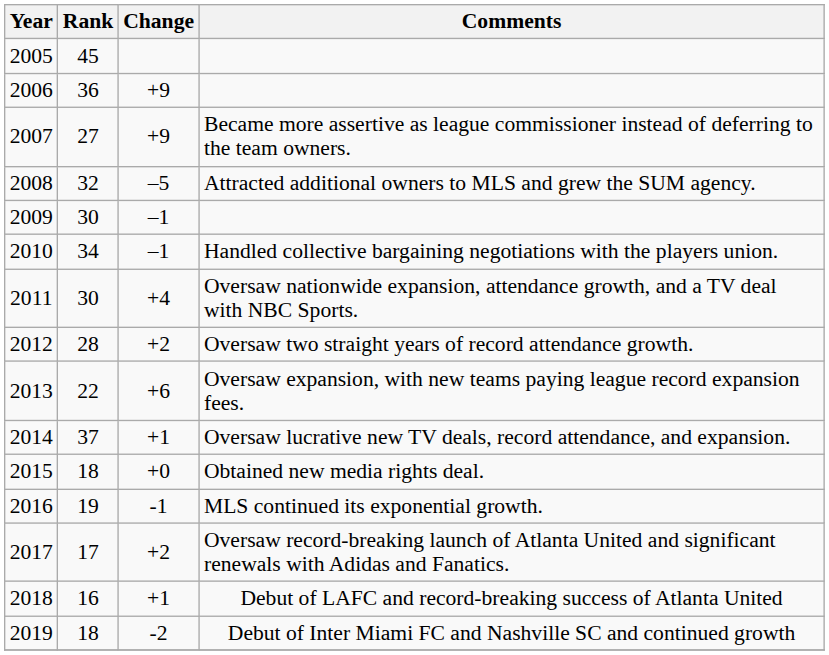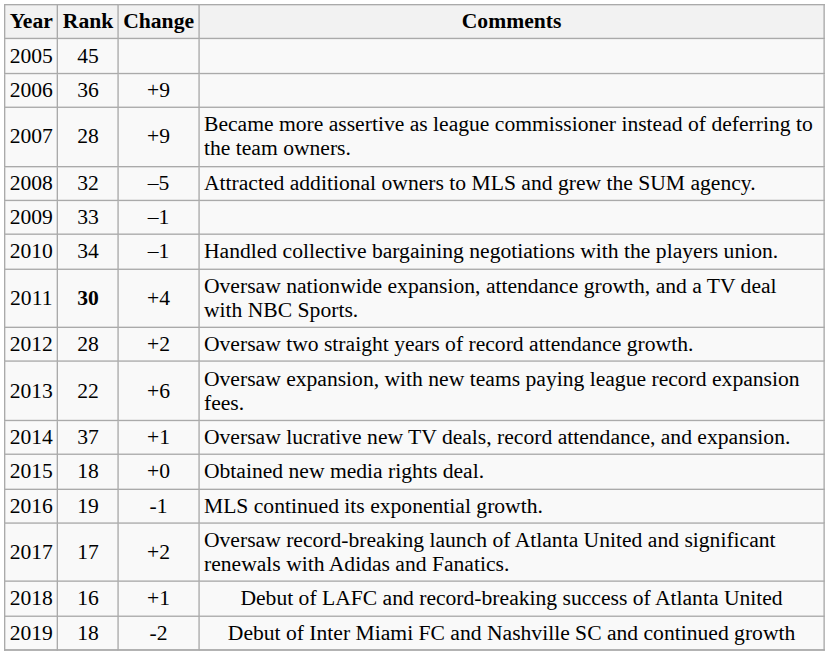(88, 136) 27 -> (88, 136) 28
(88, 217) 30 -> (88, 217) 33
(88, 297) normal -> (88, 297) bold
